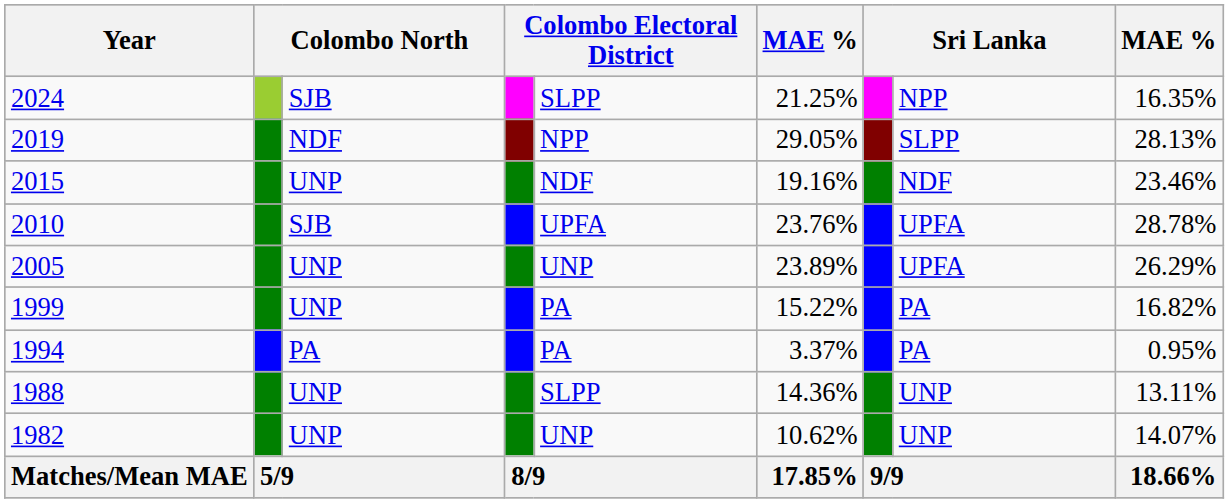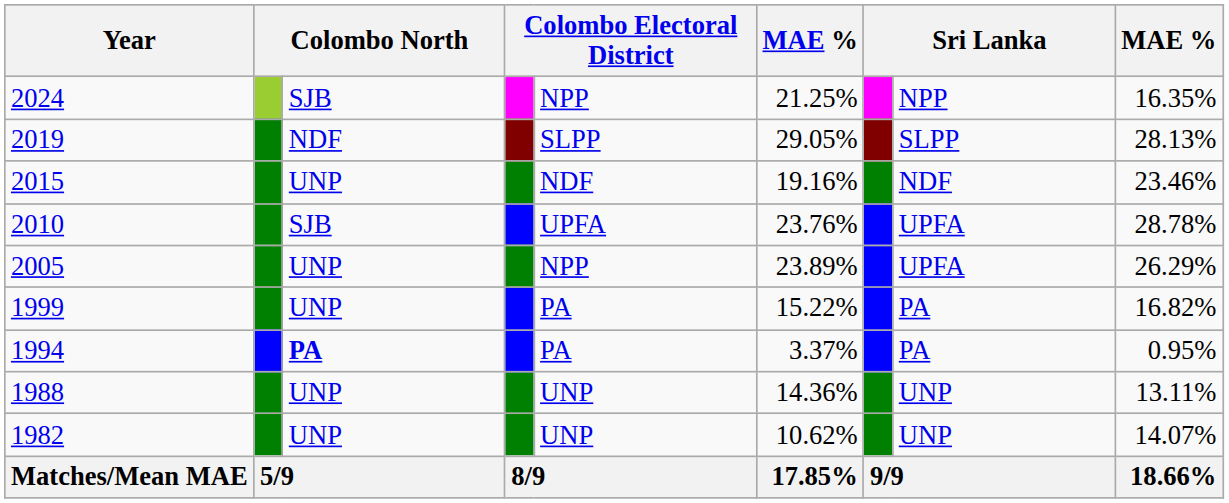(570, 97) SLPP -> (564, 97) NPP
(564, 139) NPP -> (570, 139) SLPP
(567, 266) UNP -> (564, 266) NPP
(305, 350) normal -> (306, 350) bold
(570, 392) SLPP -> (567, 392) UNP
